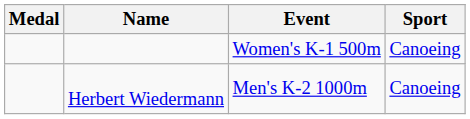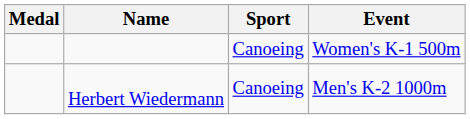columns swapped: (425, 19) <-> (307, 19)
